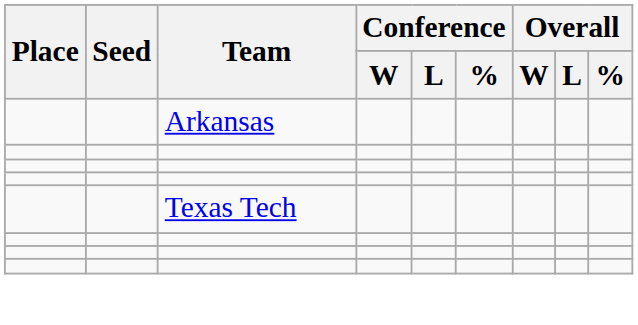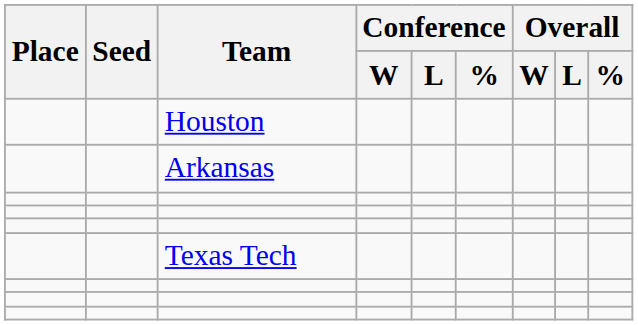+ row: (45, 122)
